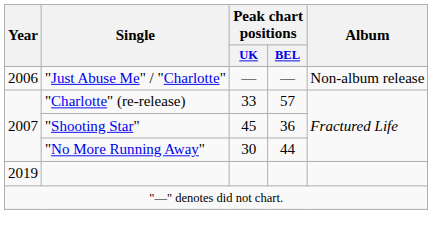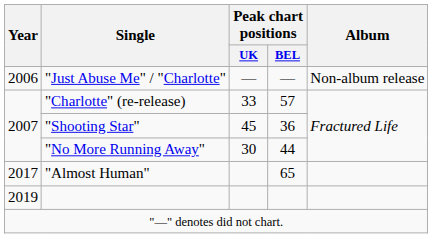+ row: (97, 173)
